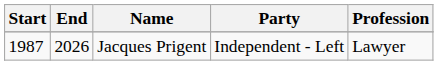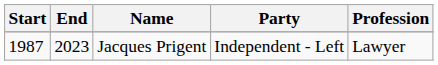(72, 45) 2026 -> (72, 45) 2023
